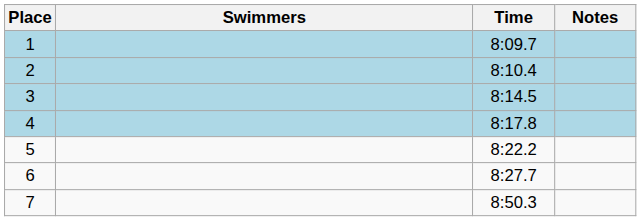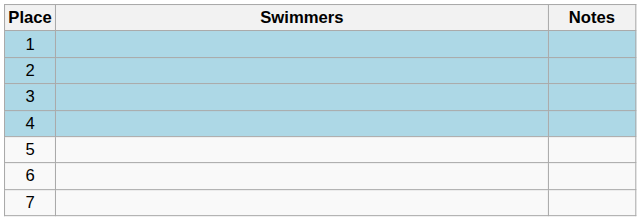- column: (514, 17)
